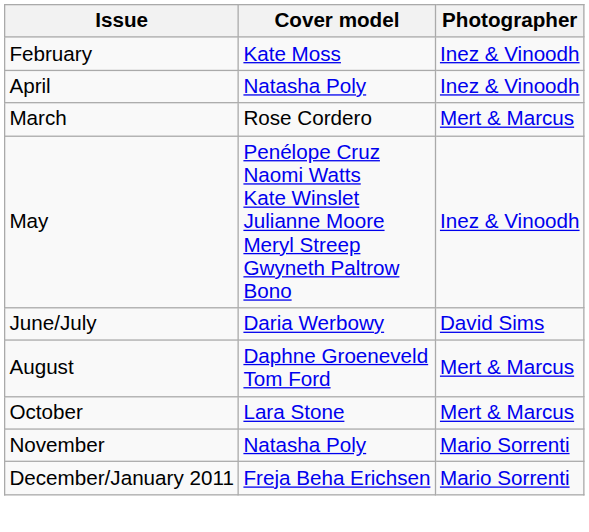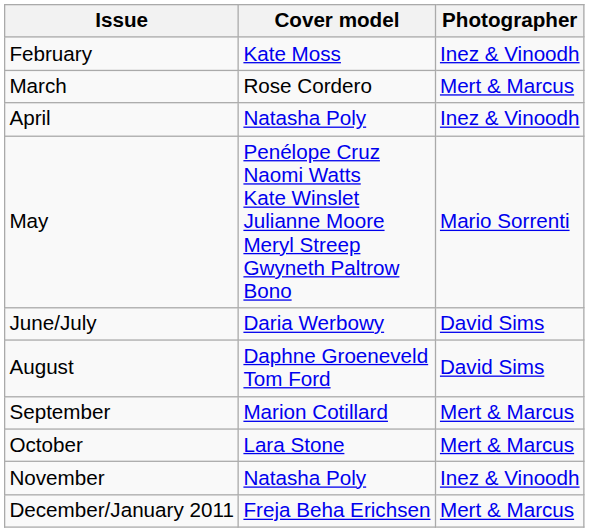rows swapped: (38, 119) <-> (30, 86)
(510, 221) Inez & Vinoodh -> (505, 221) Mario Sorrenti
(507, 368) Mert & Marcus -> (492, 368) David Sims
+ row: (60, 412)
(505, 445) Mario Sorrenti -> (510, 478) Inez & Vinoodh
(505, 478) Mario Sorrenti -> (507, 510) Mert & Marcus
